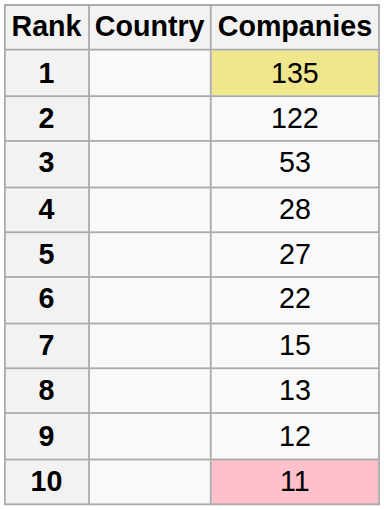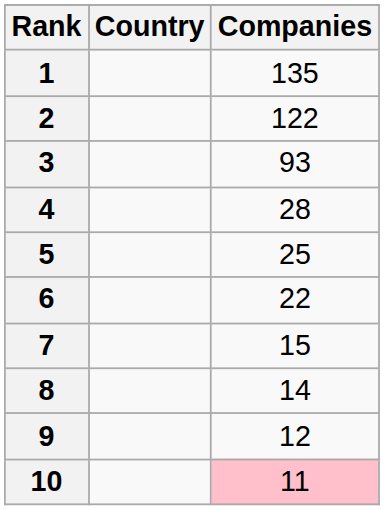(295, 72) khaki background -> (295, 72) no background
(295, 163) 53 -> (295, 163) 93
(295, 254) 27 -> (295, 254) 25
(295, 390) 13 -> (295, 390) 14
